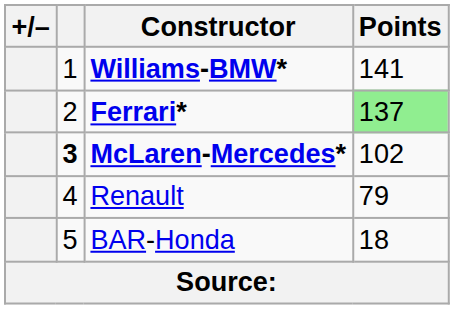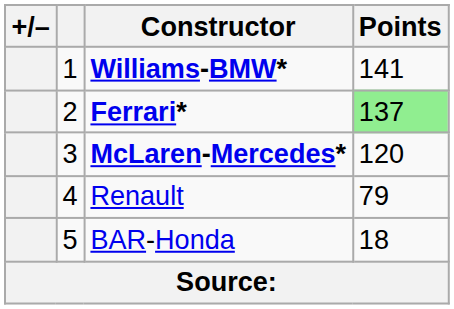(70, 154) bold -> (70, 154) normal
(381, 154) 102 -> (381, 154) 120
